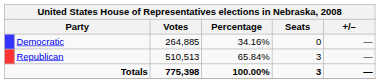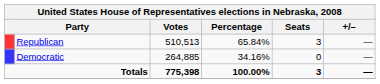rows swapped: (40, 57) <-> (40, 42)
